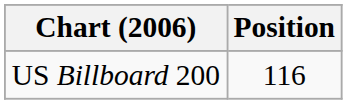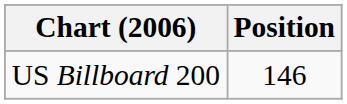(284, 74) 116 -> (284, 74) 146
